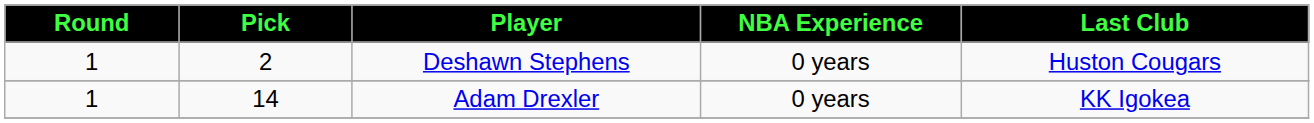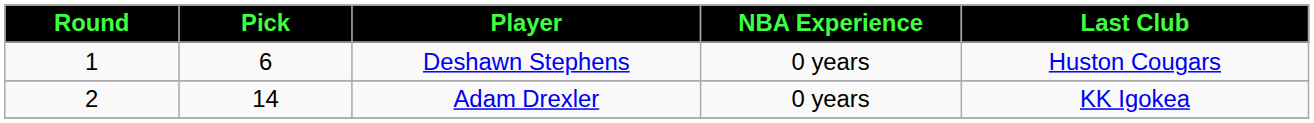(266, 61) 2 -> (266, 61) 6
(92, 99) 1 -> (92, 99) 2
